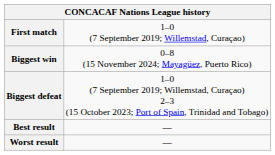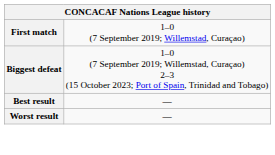- row: (34, 59)
